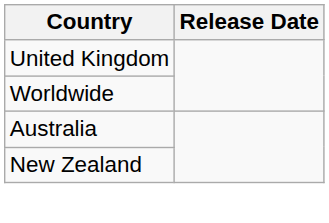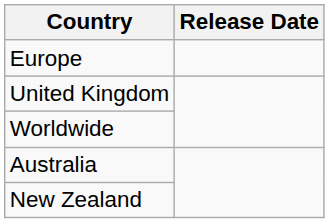+ row: (46, 57)
